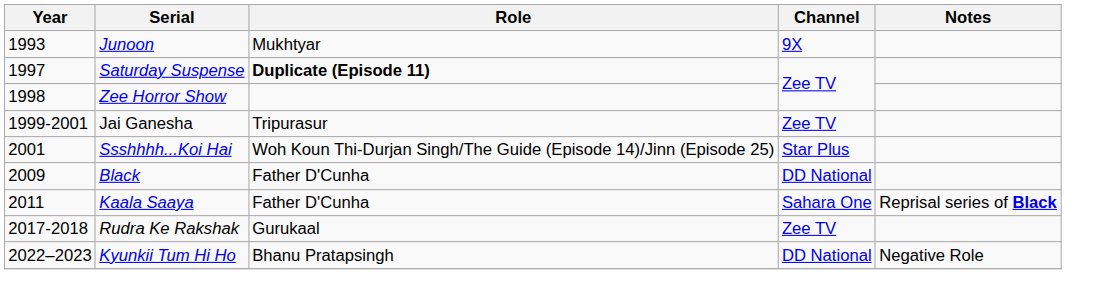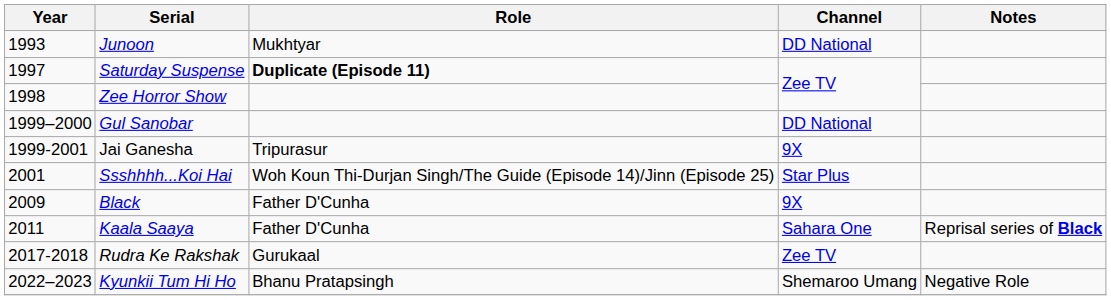(792, 44) 9X -> (827, 44) DD National
+ row: (146, 123)
(809, 123) Zee TV -> (792, 149) 9X
(827, 176) DD National -> (792, 202) 9X
(827, 255) DD National -> (849, 281) Shemaroo Umang
